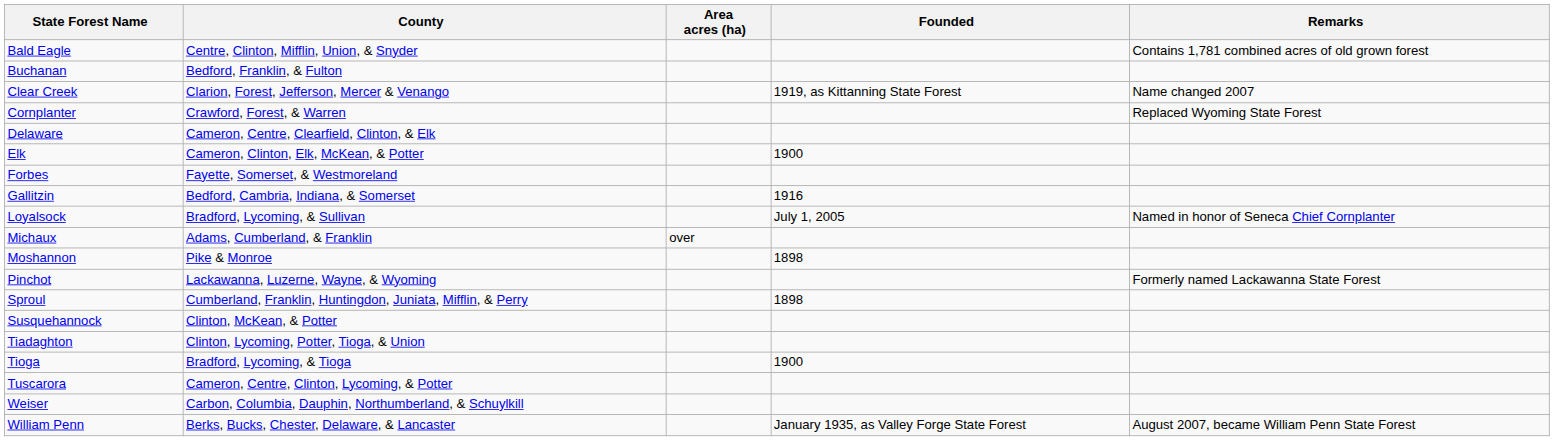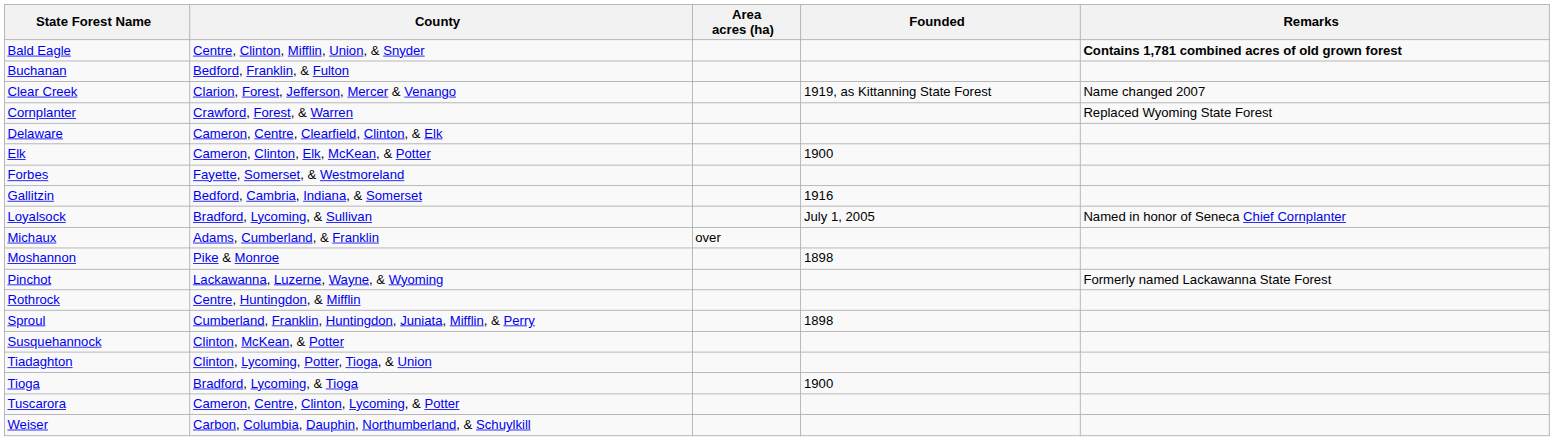(1280, 50) normal -> (1243, 50) bold
+ row: (34, 300)
- row: (46, 425)
